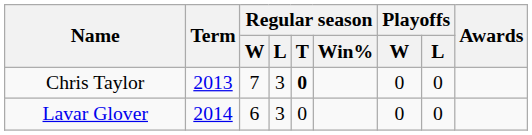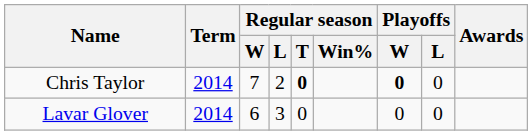(213, 82) 2013 -> (213, 82) 2014
(280, 82) 3 -> (280, 82) 2
(399, 82) normal -> (399, 82) bold
